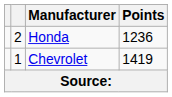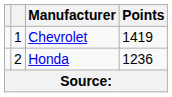rows swapped: (58, 59) <-> (49, 37)
